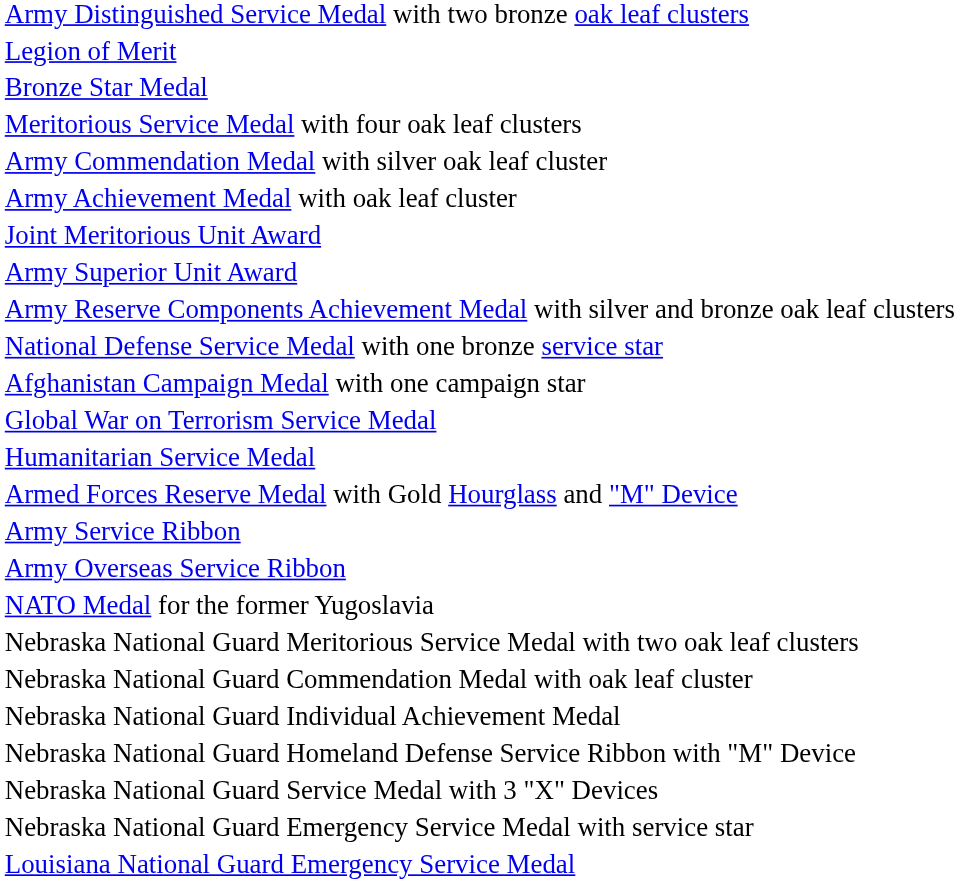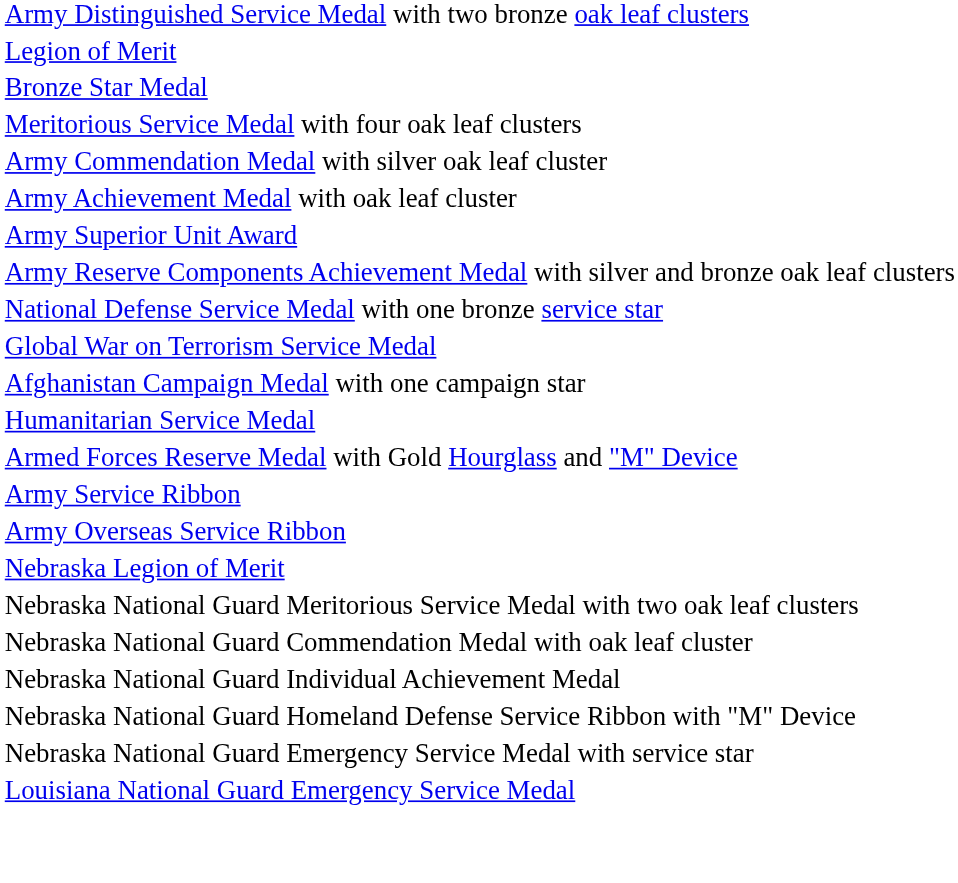- row: (163, 235)
rows swapped: (295, 383) <-> (221, 420)
- row: (219, 605)
+ row: (145, 568)
- row: (331, 789)
